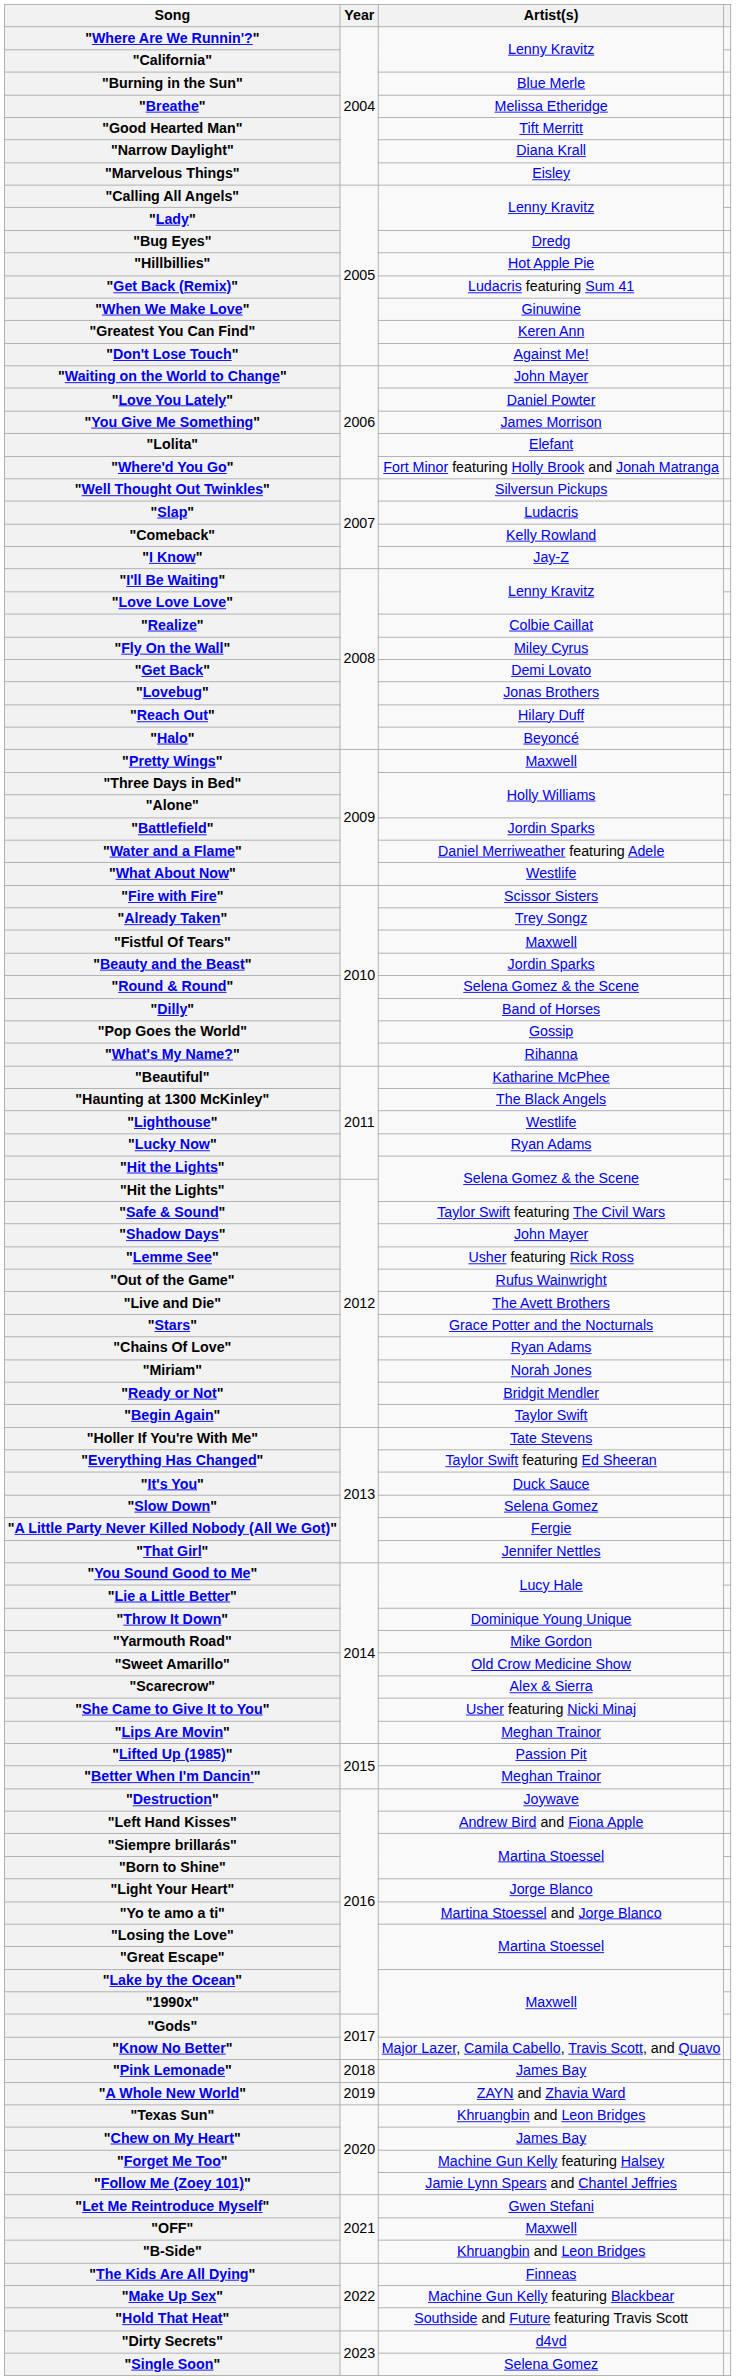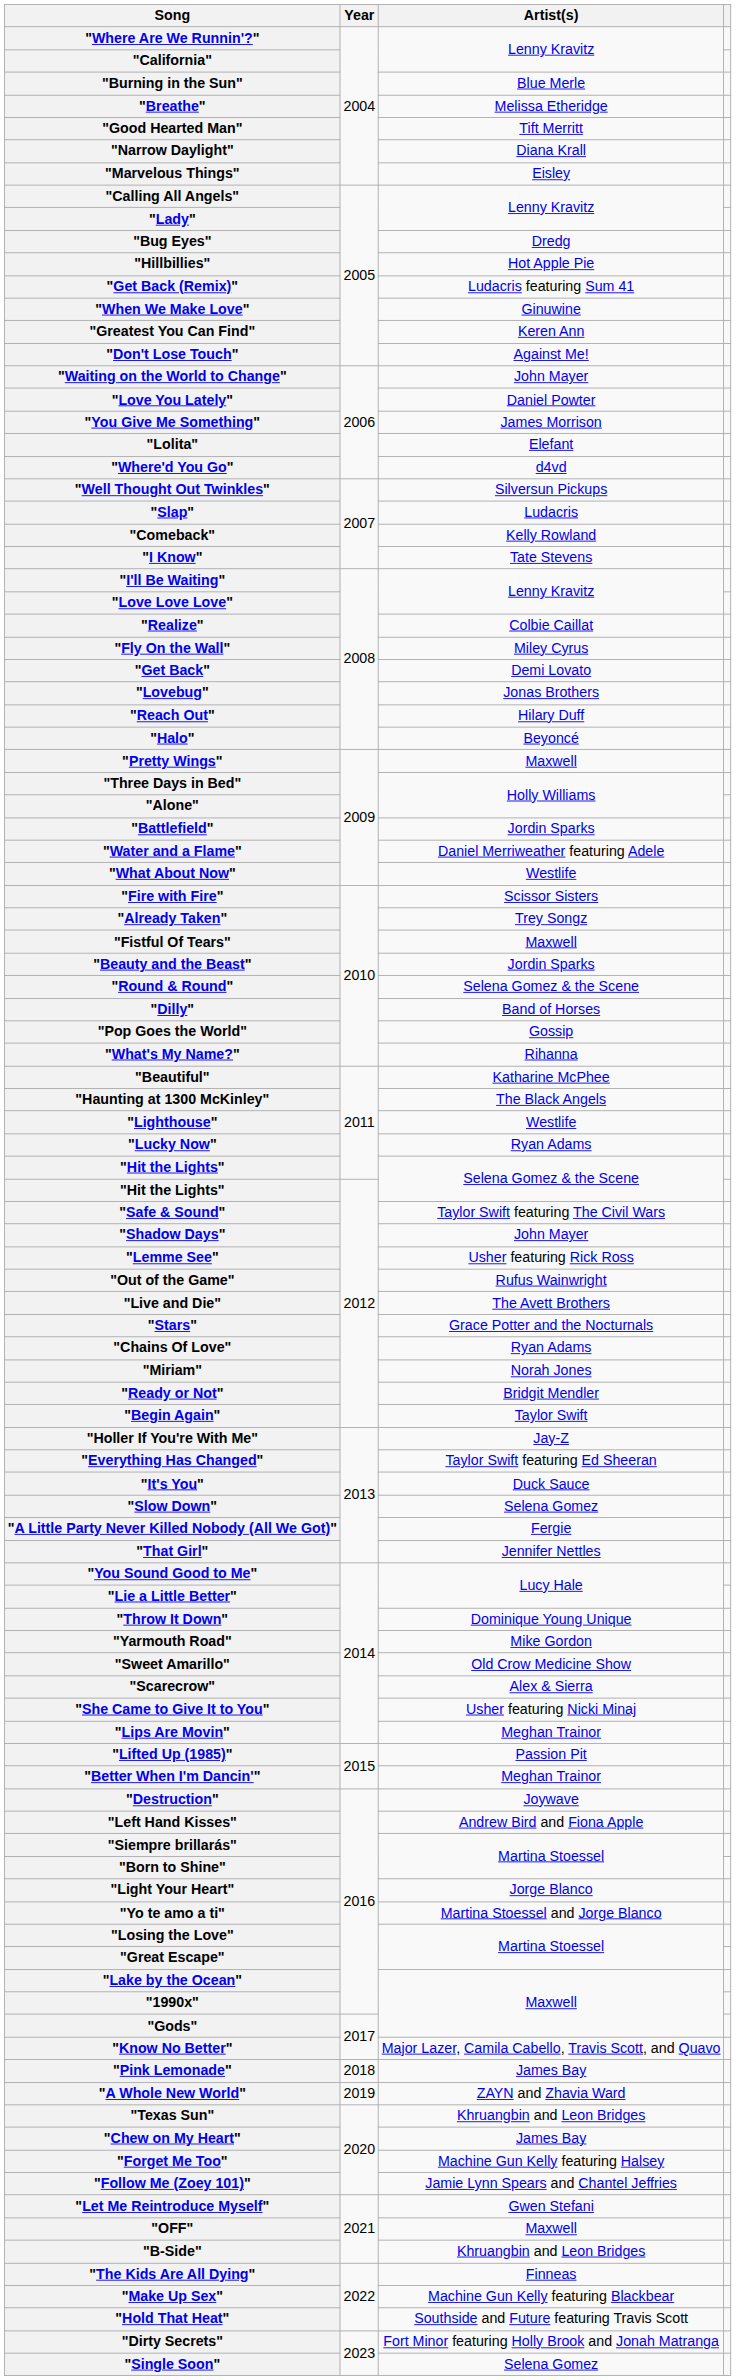(551, 467) Fort Minor featuring Holly Brook and Jonah Matranga -> (551, 467) d4vd
(551, 557) Jay-Z -> (551, 557) Tate Stevens
(551, 1438) Tate Stevens -> (551, 1438) Jay-Z
(551, 2341) d4vd -> (551, 2341) Fort Minor featuring Holly Brook and Jonah Matranga
